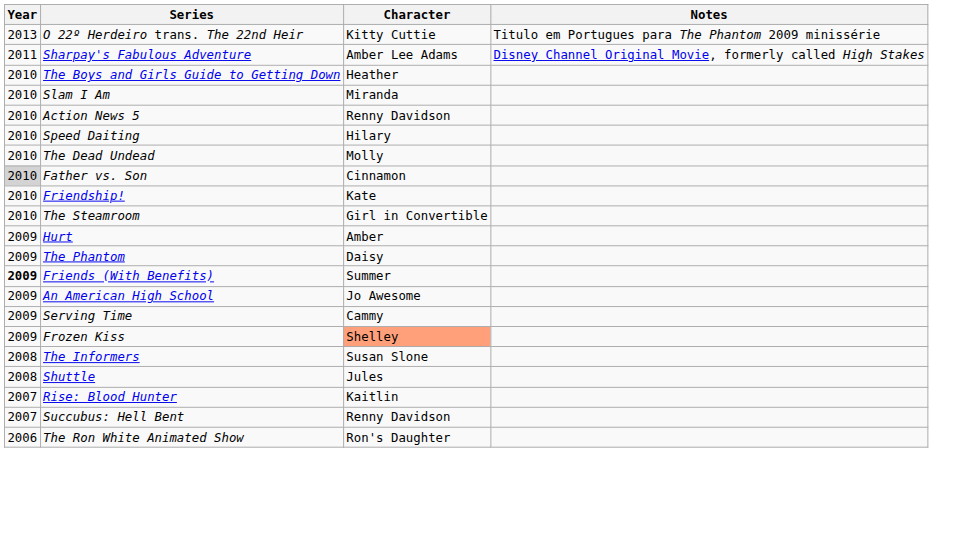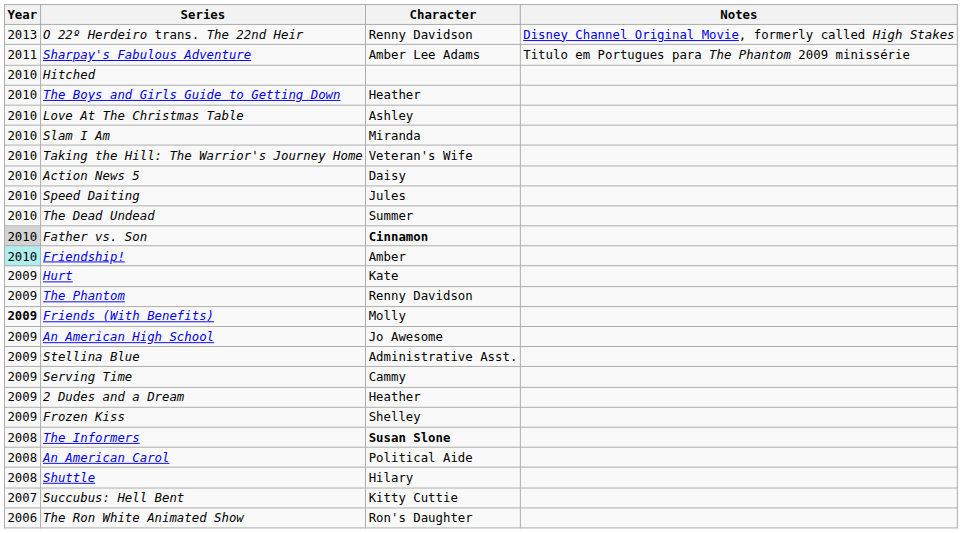(391, 35) Kitty Cuttie -> (421, 35) Renny Davidson
(687, 35) Titulo em Portugues para The Phantom 2009 minissérie -> (739, 35) Disney Channel Original Movie, formerly called High Stakes
(709, 55) Disney Channel Original Movie, formerly called High Stakes -> (717, 55) Titulo em Portugues para The Phantom 2009 minissérie
+ row: (69, 75)
+ row: (143, 115)
+ row: (203, 155)
(398, 115) Renny Davidson -> (387, 176) Daisy
(369, 135) Hilary -> (387, 196) Jules
(365, 155) Molly -> (391, 216) Summer
(376, 176) normal -> (398, 236) bold
(22, 196) no background -> (22, 256) paleturquoise background
(361, 196) Kate -> (387, 256) Amber
- row: (91, 216)
(365, 236) Amber -> (384, 276) Kate
(365, 256) Daisy -> (421, 296) Renny Davidson
(369, 276) Summer -> (387, 316) Molly
+ row: (91, 357)
+ row: (114, 397)
(372, 337) lightsalmon background -> (395, 417) no background
(387, 357) normal -> (410, 437) bold
+ row: (106, 457)
(365, 377) Jules -> (391, 477) Hilary
- row: (110, 397)
(398, 417) Renny Davidson -> (413, 498) Kitty Cuttie
